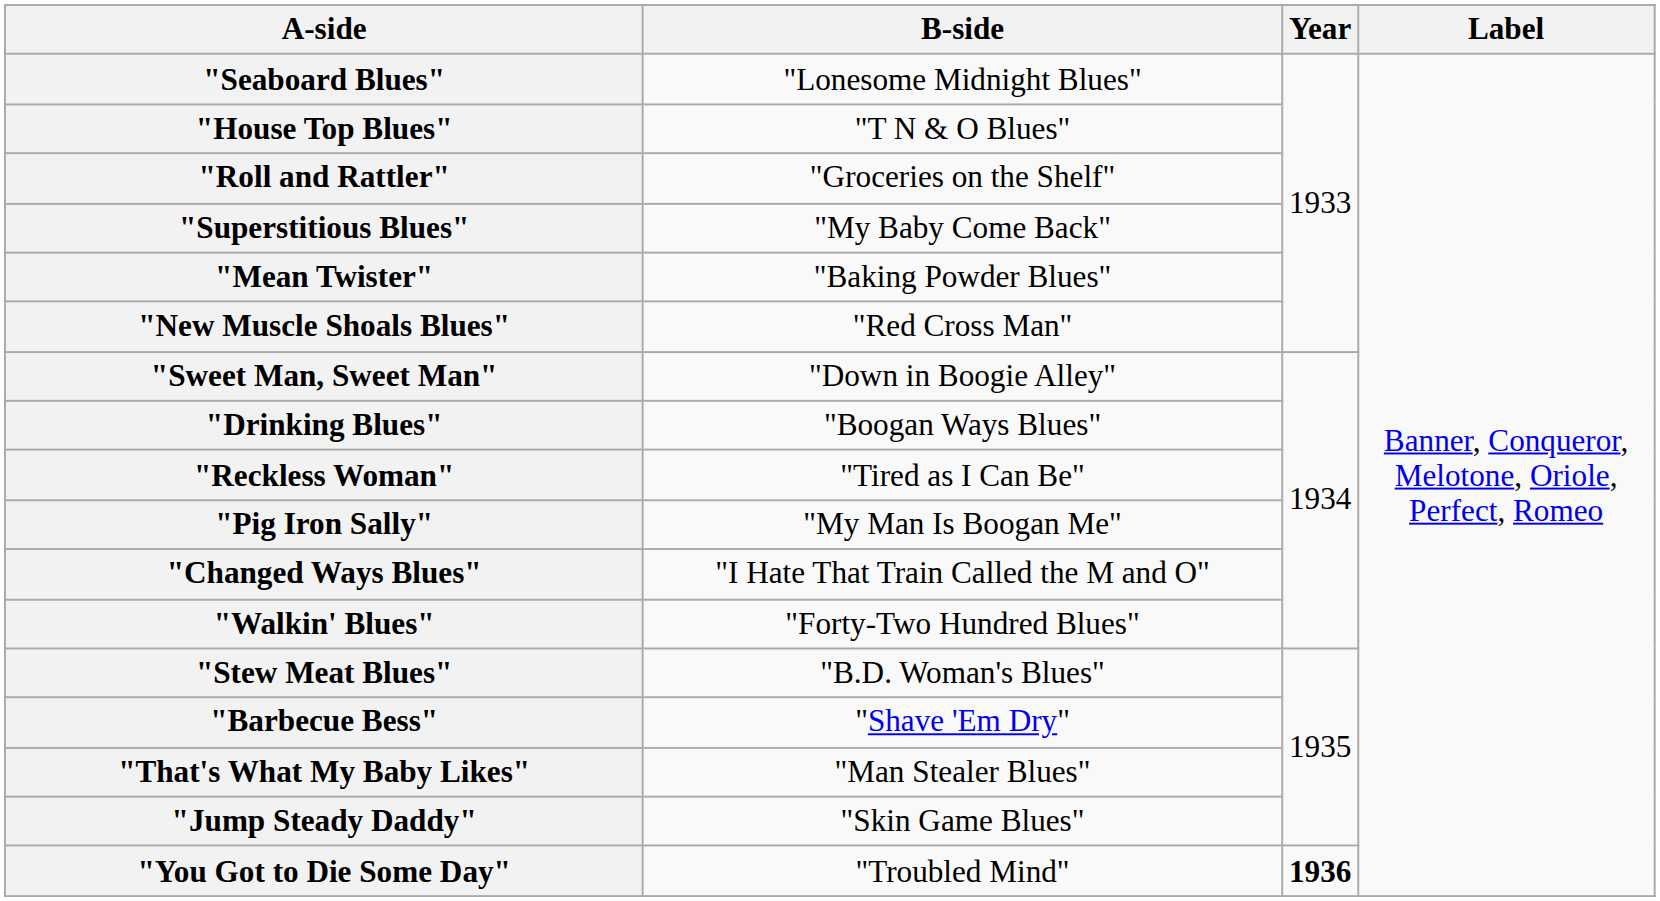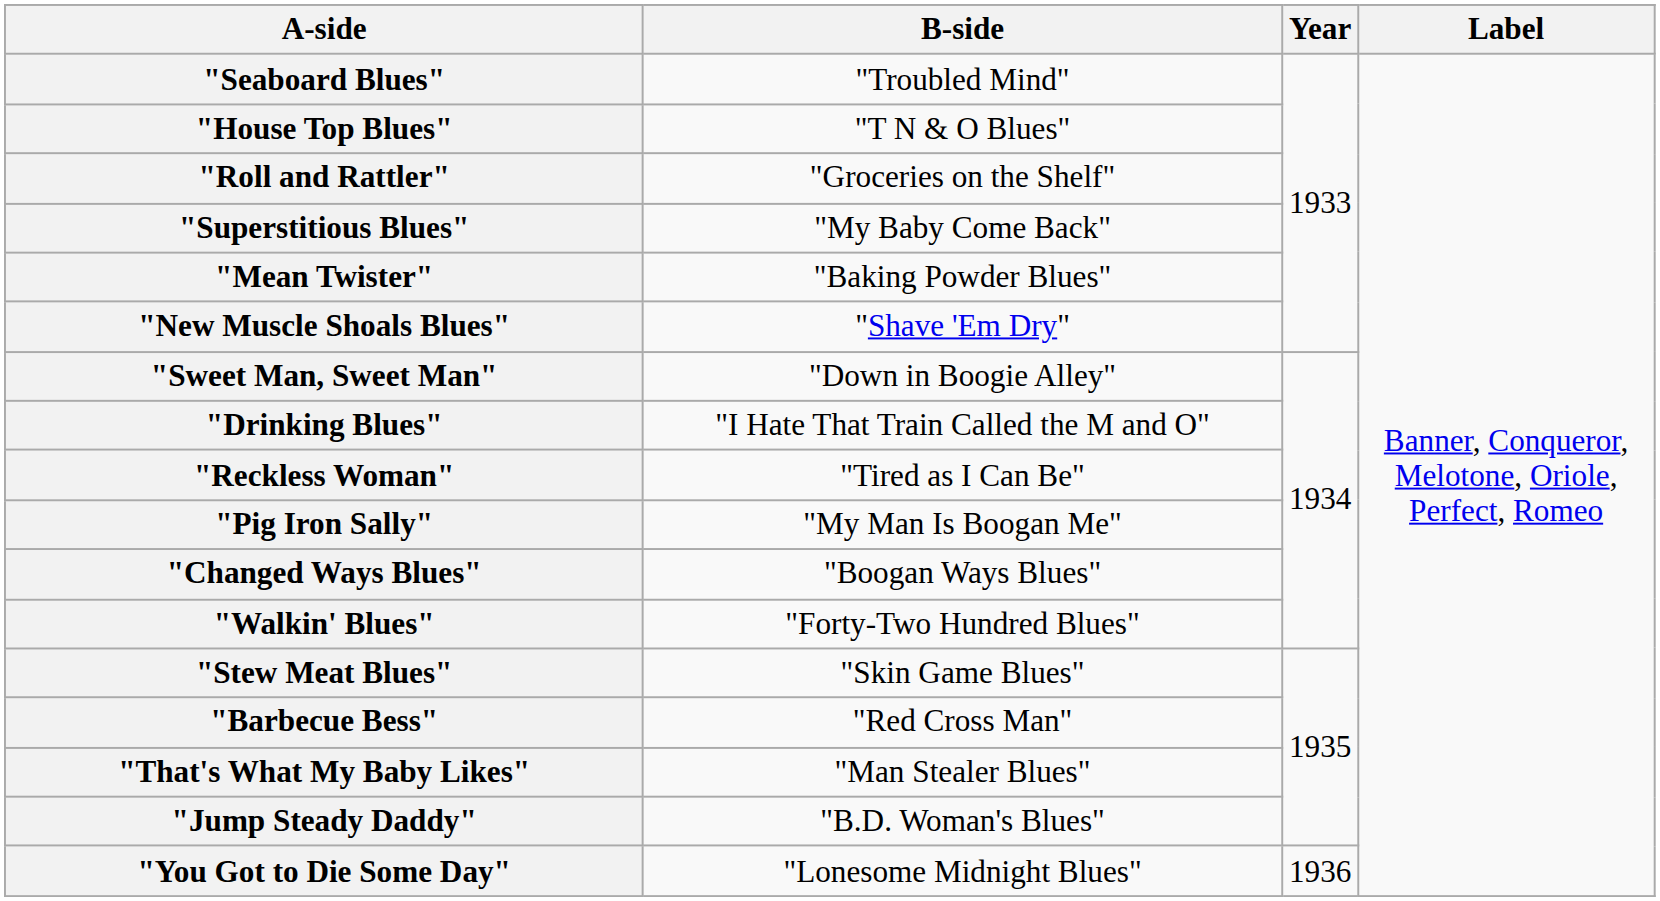(963, 78) "Lonesome Midnight Blues" -> (963, 78) "Troubled Mind"
(963, 326) "Red Cross Man" -> (963, 326) "Shave 'Em Dry"
(963, 425) "Boogan Ways Blues" -> (963, 425) "I Hate That Train Called the M and O"
(963, 573) "I Hate That Train Called the M and O" -> (963, 573) "Boogan Ways Blues"
(963, 672) "B.D. Woman's Blues" -> (963, 672) "Skin Game Blues"
(963, 721) "Shave 'Em Dry" -> (963, 721) "Red Cross Man"
(963, 820) "Skin Game Blues" -> (963, 820) "B.D. Woman's Blues"
(963, 870) "Troubled Mind" -> (963, 870) "Lonesome Midnight Blues"
(1320, 870) bold -> (1320, 870) normal
